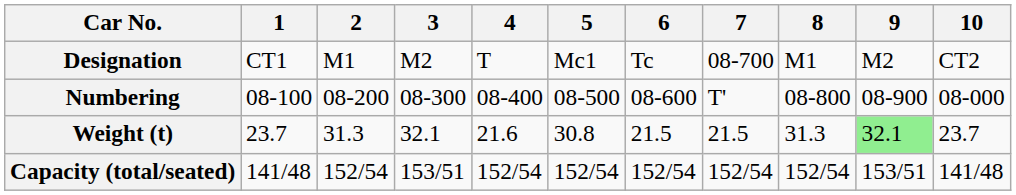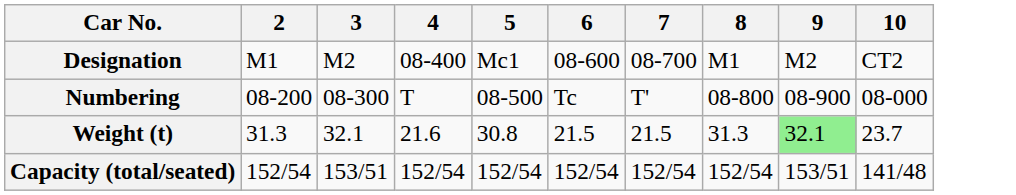- column: (279, 23)
(484, 60) T -> (433, 60) 08-400
(642, 60) Tc -> (587, 60) 08-600
(510, 97) 08-400 -> (407, 97) T
(664, 97) 08-600 -> (565, 97) Tc
